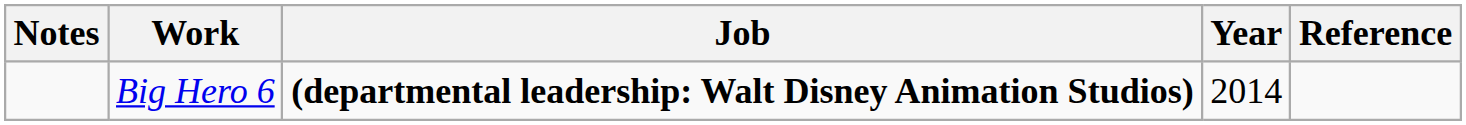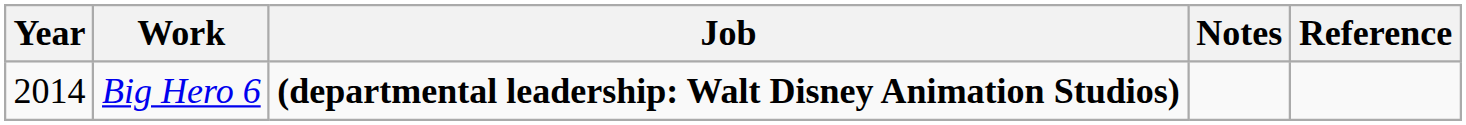columns swapped: (1246, 33) <-> (56, 33)
